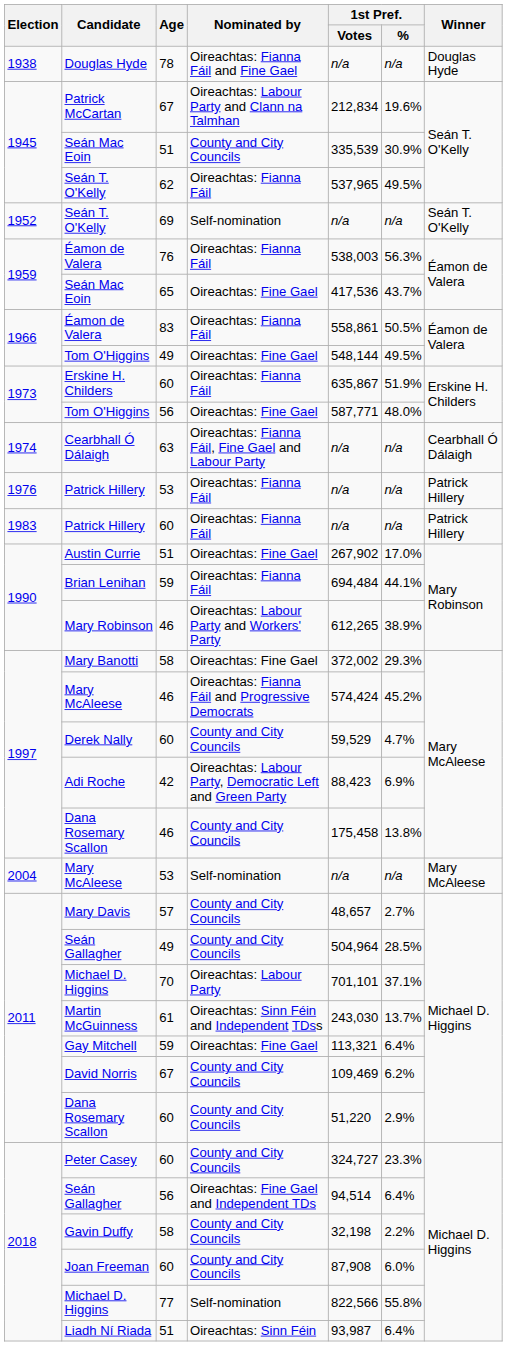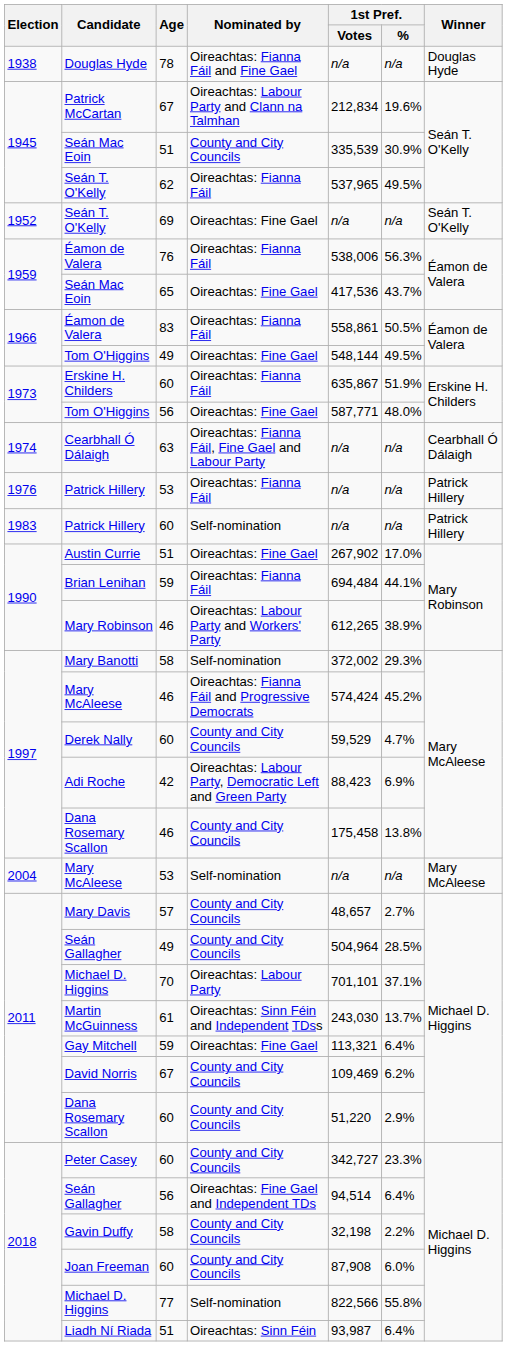(236, 220) Self-nomination -> (254, 220) Oireachtas: Fine Gael
(355, 256) 538,003 -> (355, 256) 538,006
(245, 526) Oireachtas: Fianna Fáil -> (236, 526) Self-nomination
(254, 661) Oireachtas: Fine Gael -> (236, 661) Self-nomination
(355, 1160) 324,727 -> (355, 1160) 342,727
